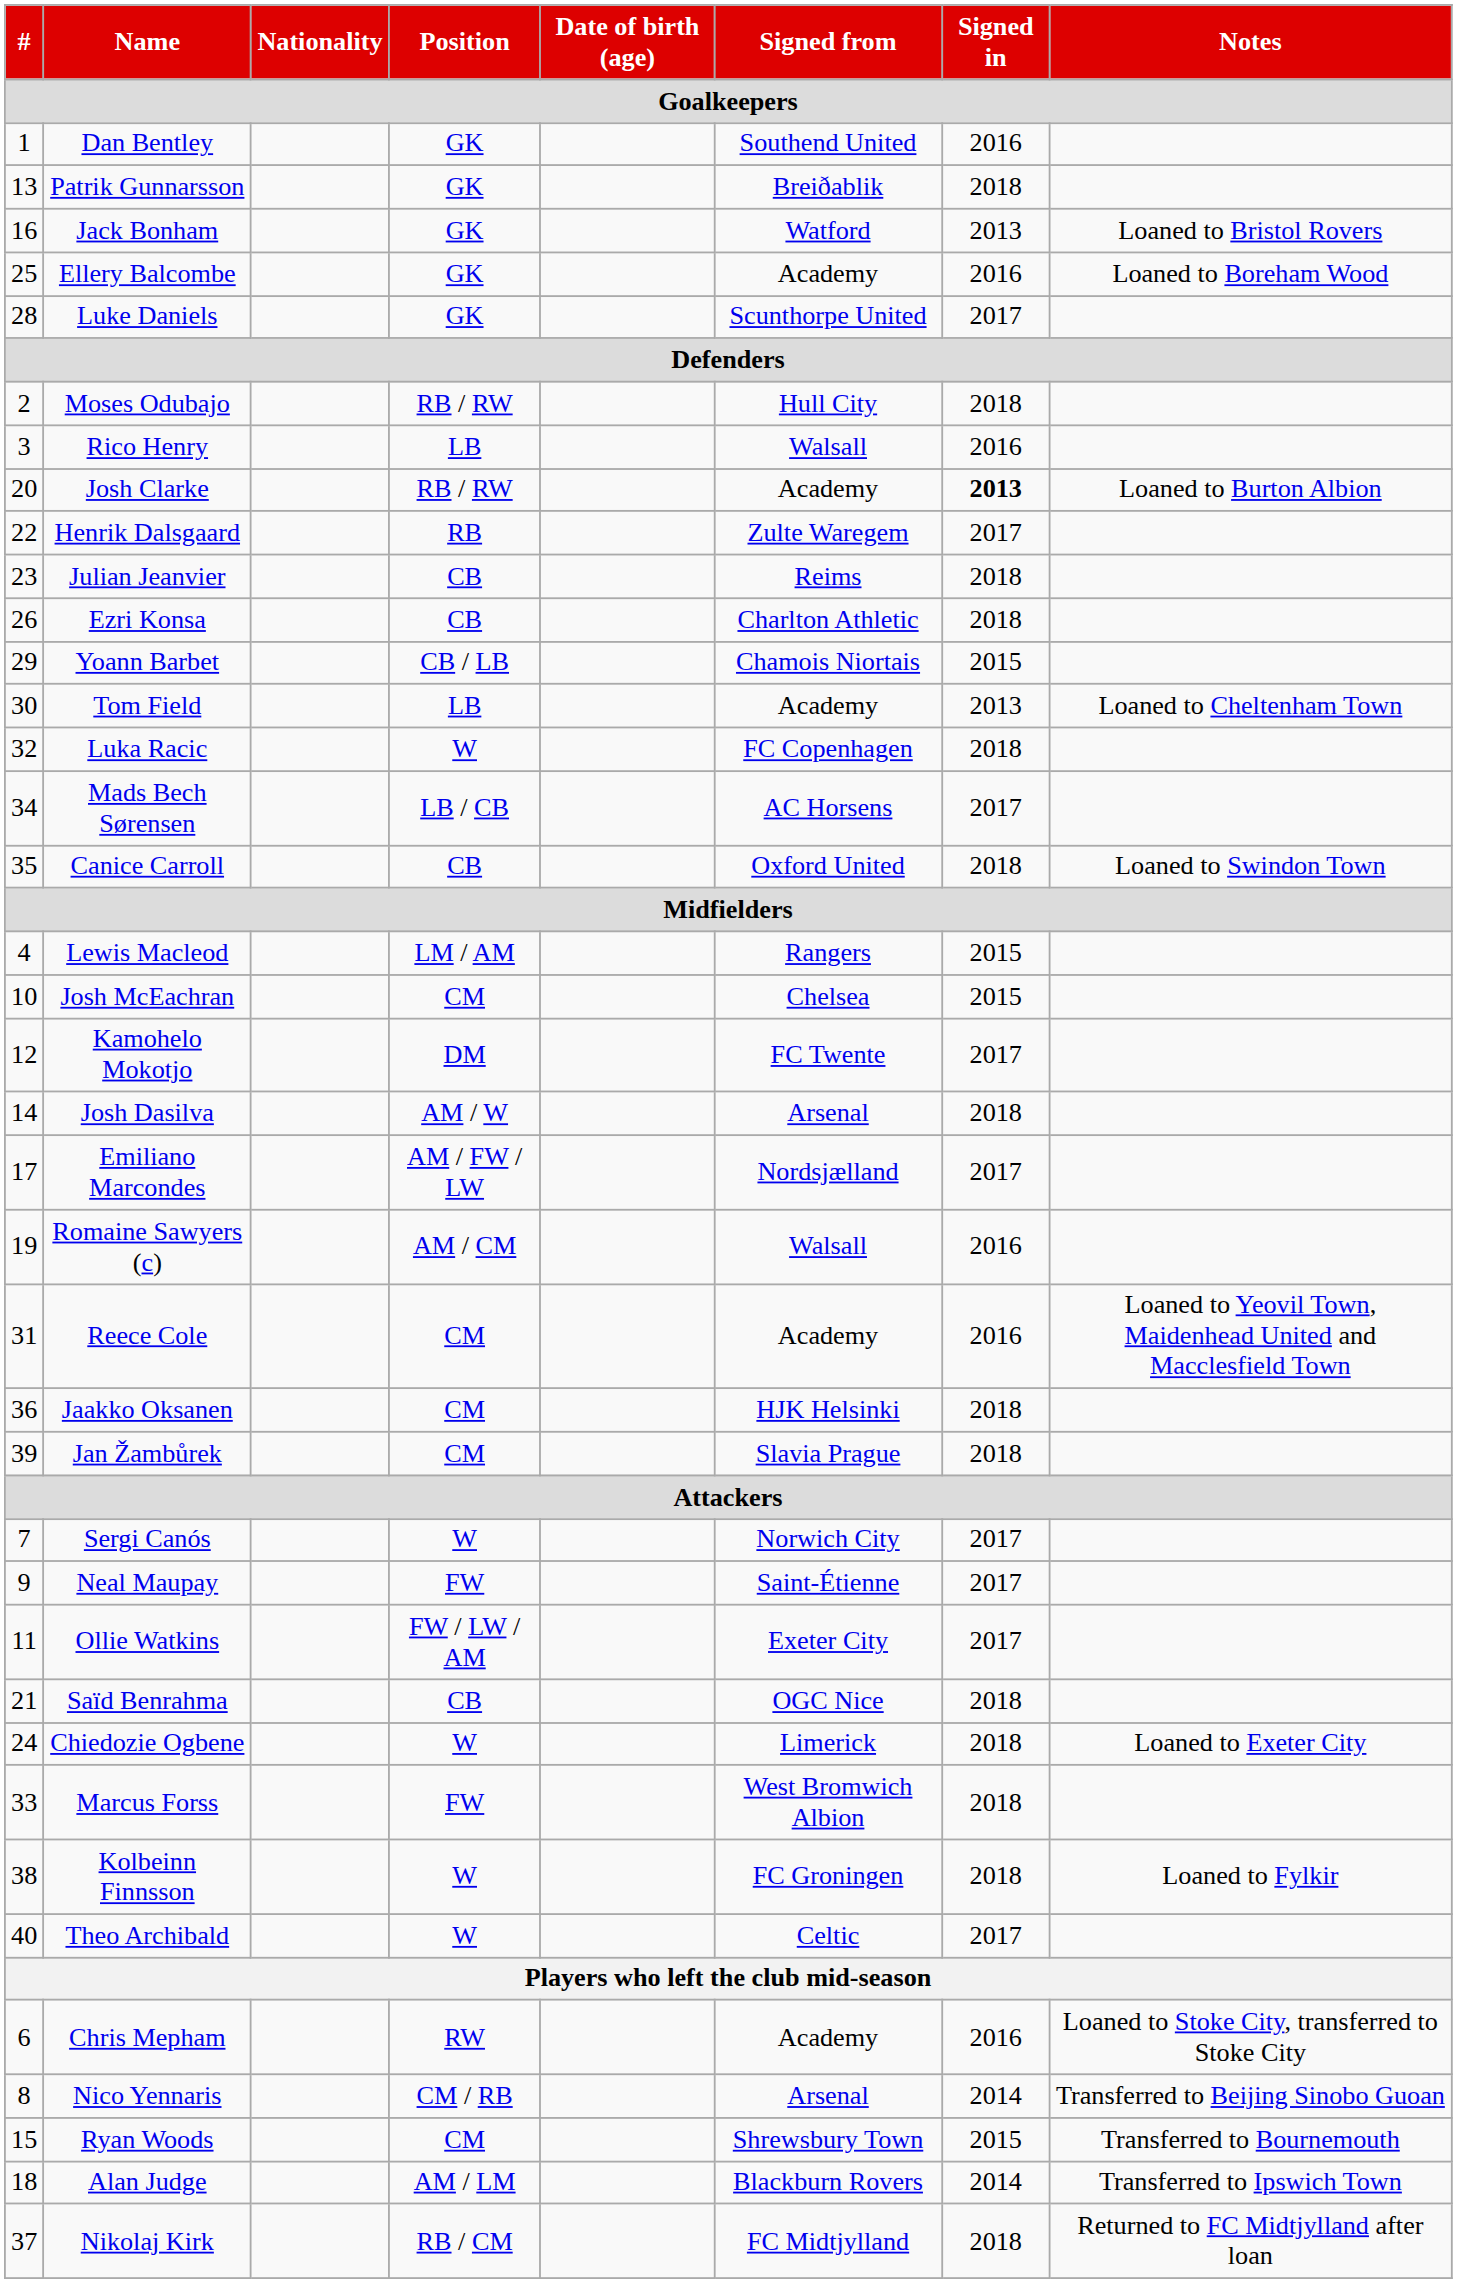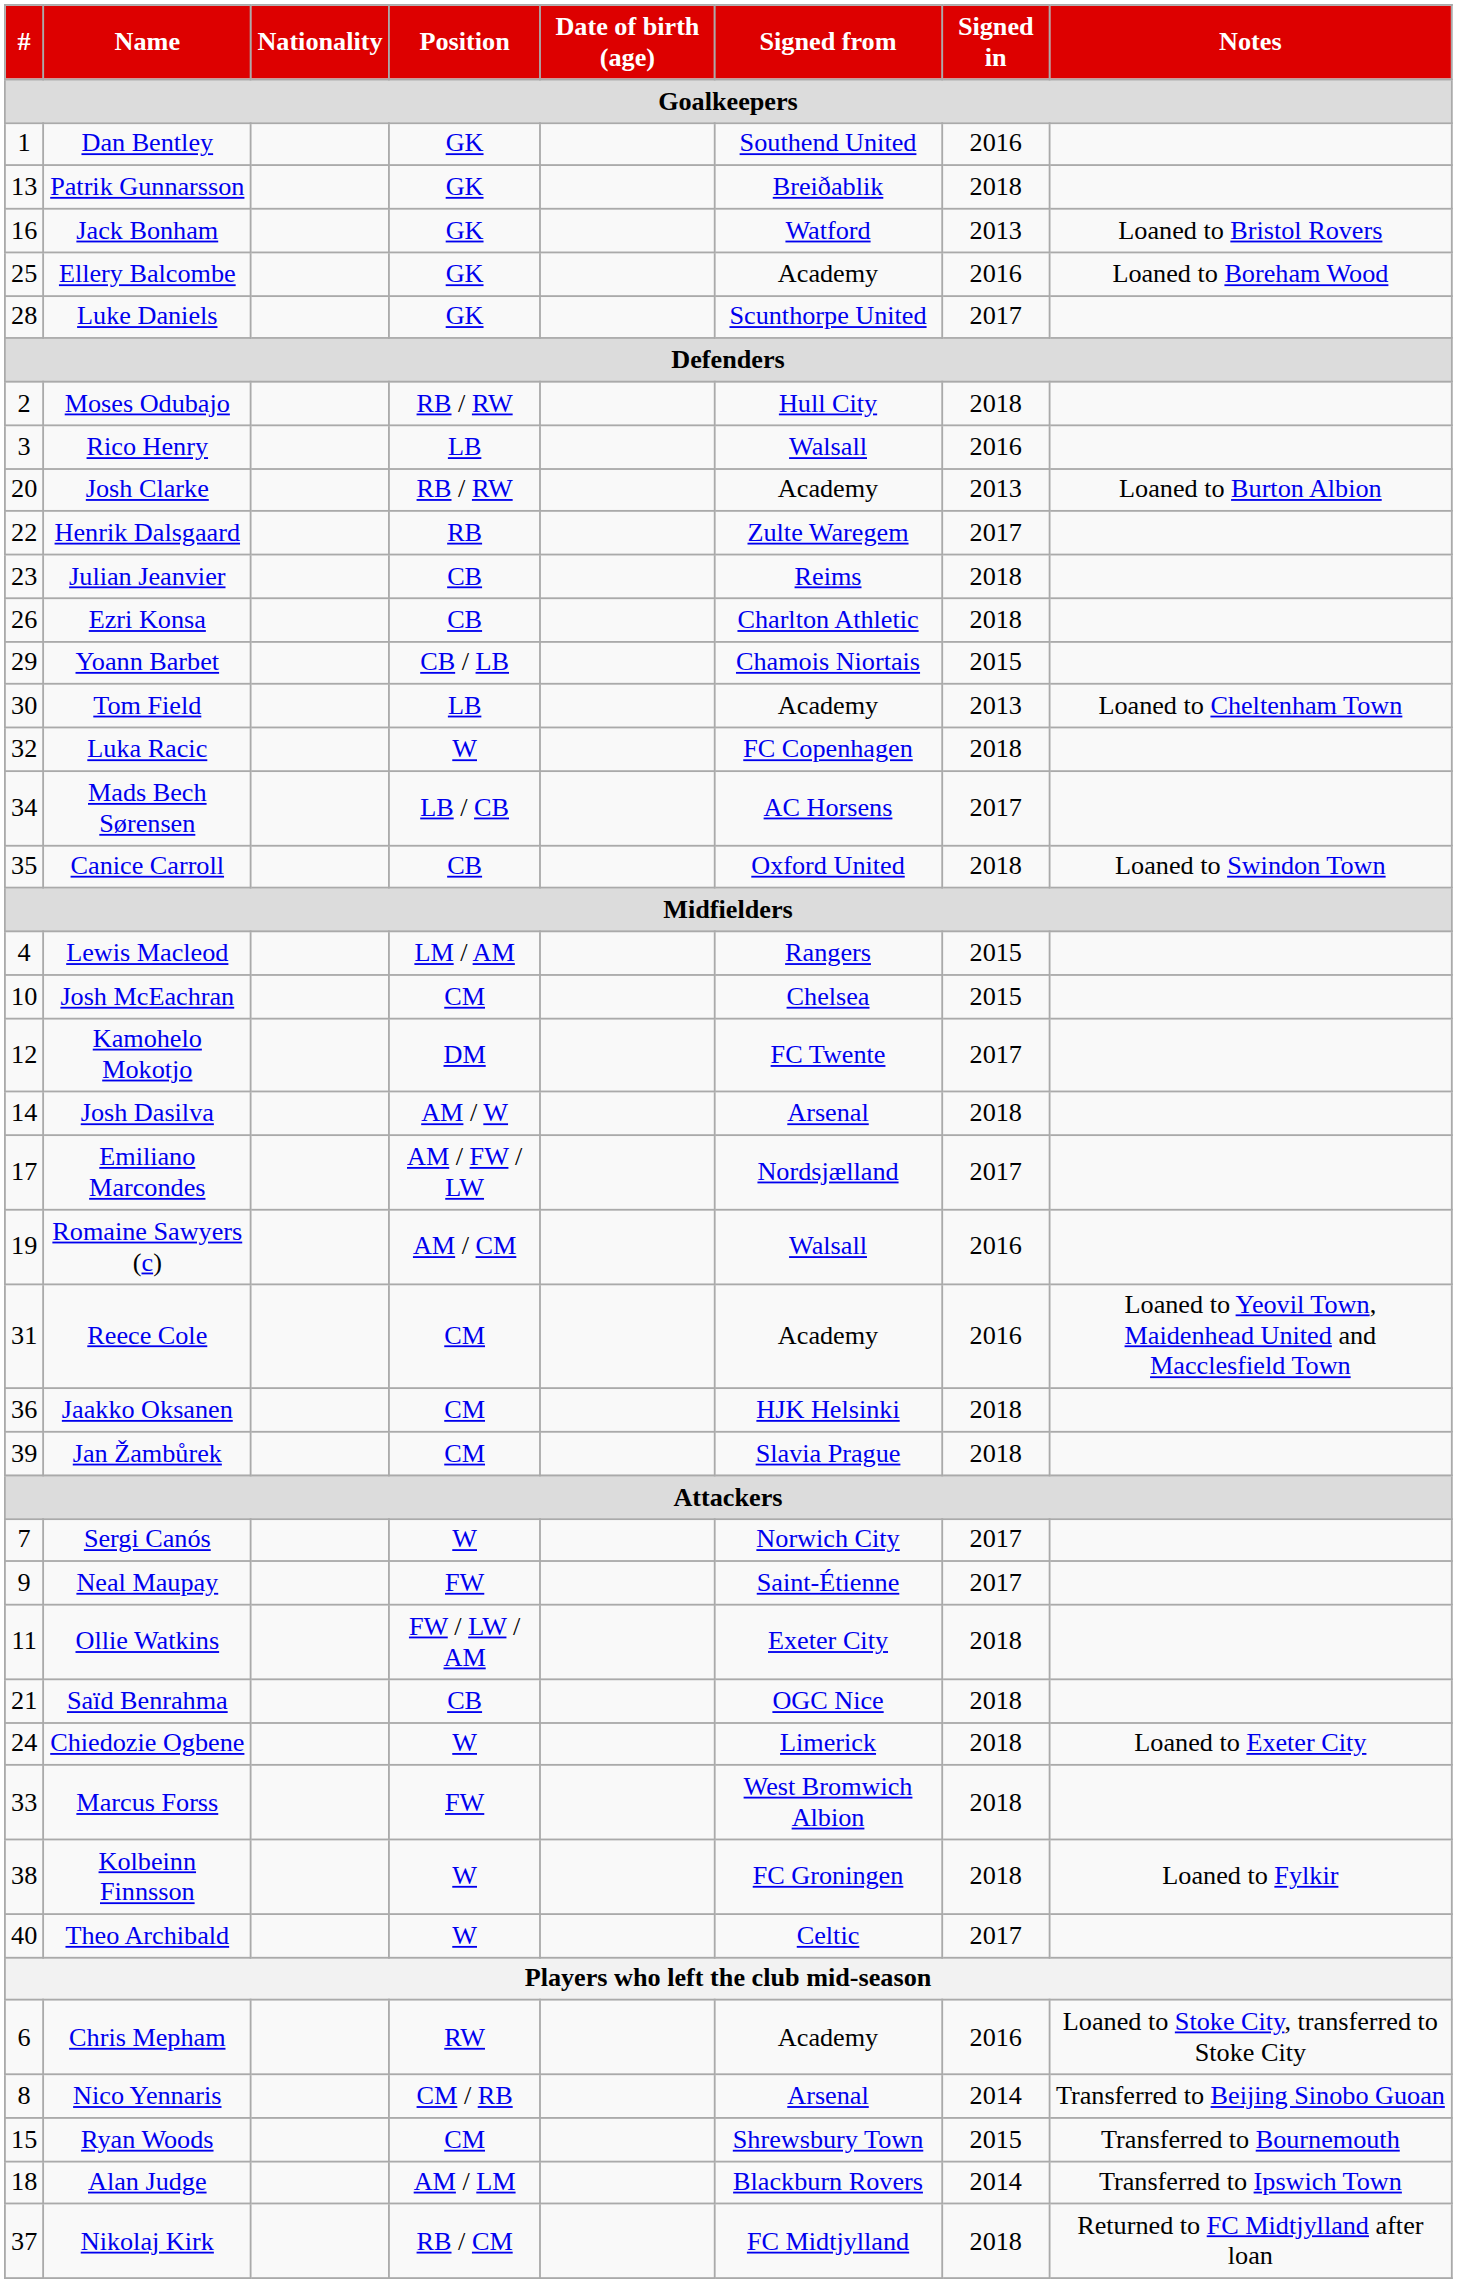(996, 489) bold -> (996, 489) normal
(996, 1641) 2017 -> (996, 1641) 2018
